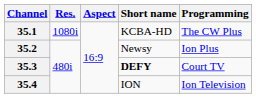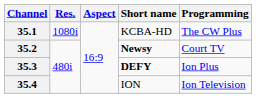(136, 48) normal -> (136, 48) bold
(200, 48) Ion Plus -> (203, 48) Court TV
(203, 66) Court TV -> (200, 66) Ion Plus
